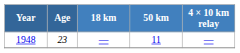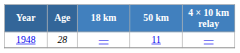(62, 40) 23 -> (62, 40) 28
